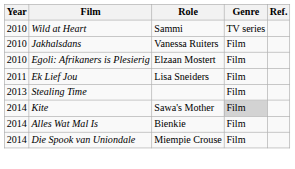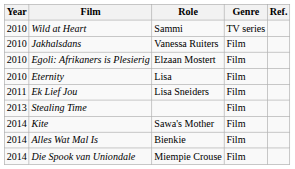+ row: (48, 76)
(236, 108) lightgrey background -> (236, 124) no background
